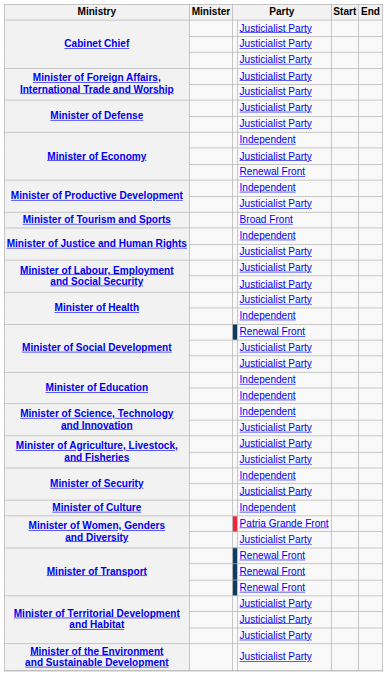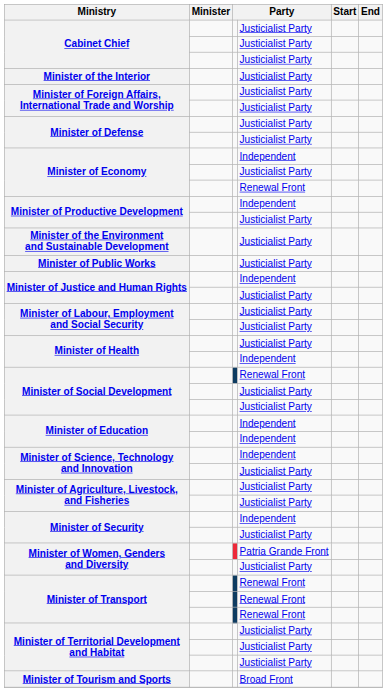+ row: (97, 76)
rows swapped: (97, 220) <-> (97, 657)
+ row: (97, 263)
- row: (97, 508)
